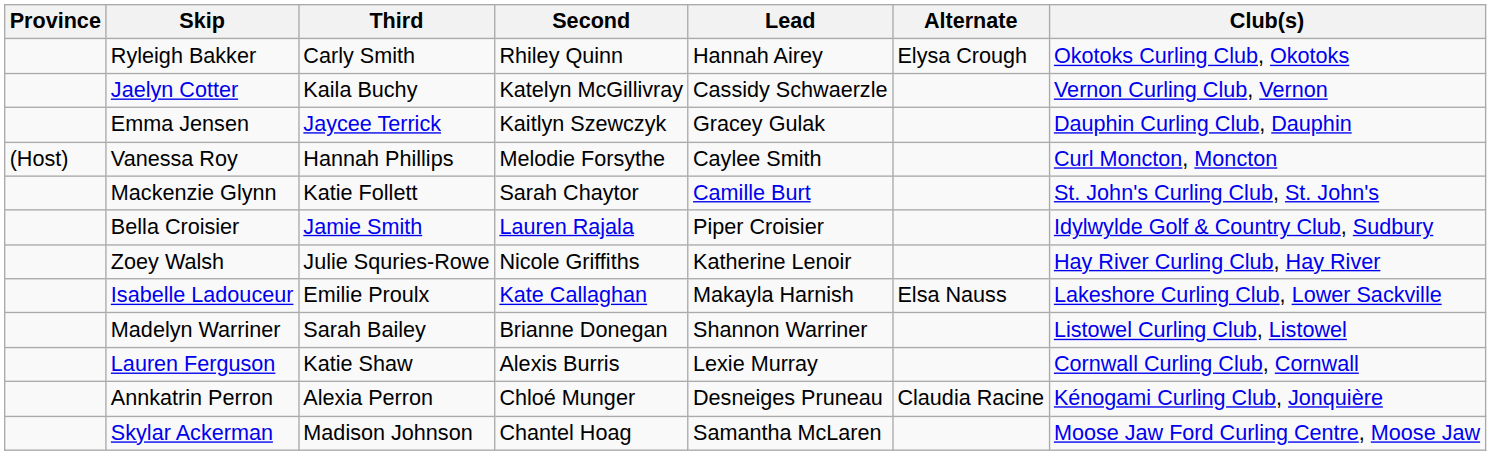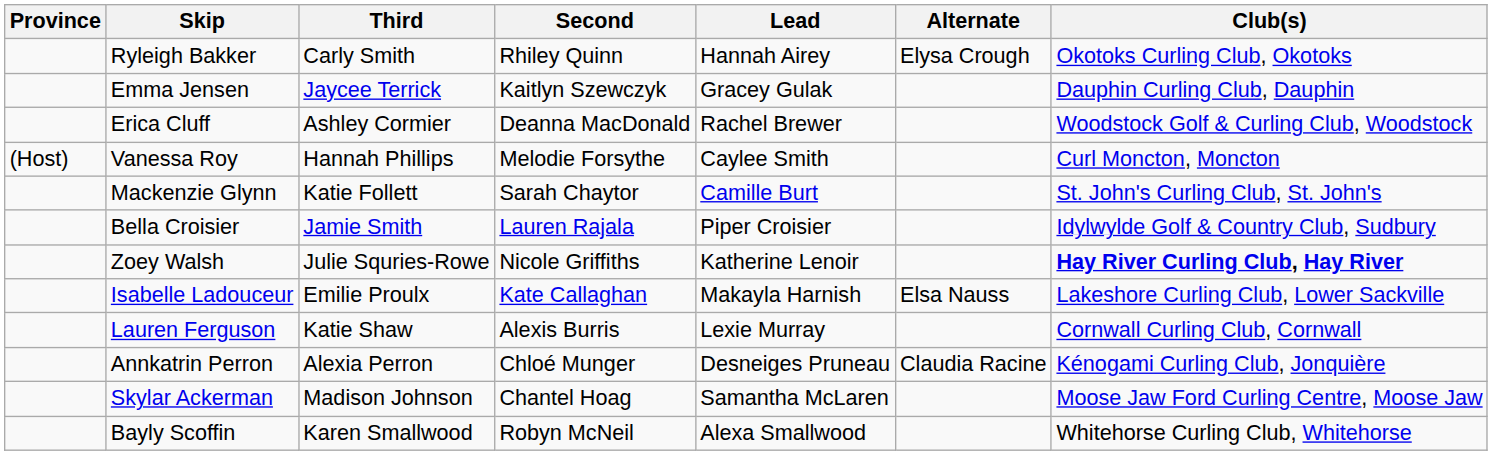- row: (174, 90)
+ row: (160, 124)
(1217, 261) normal -> (1230, 261) bold
- row: (196, 329)
+ row: (173, 432)
